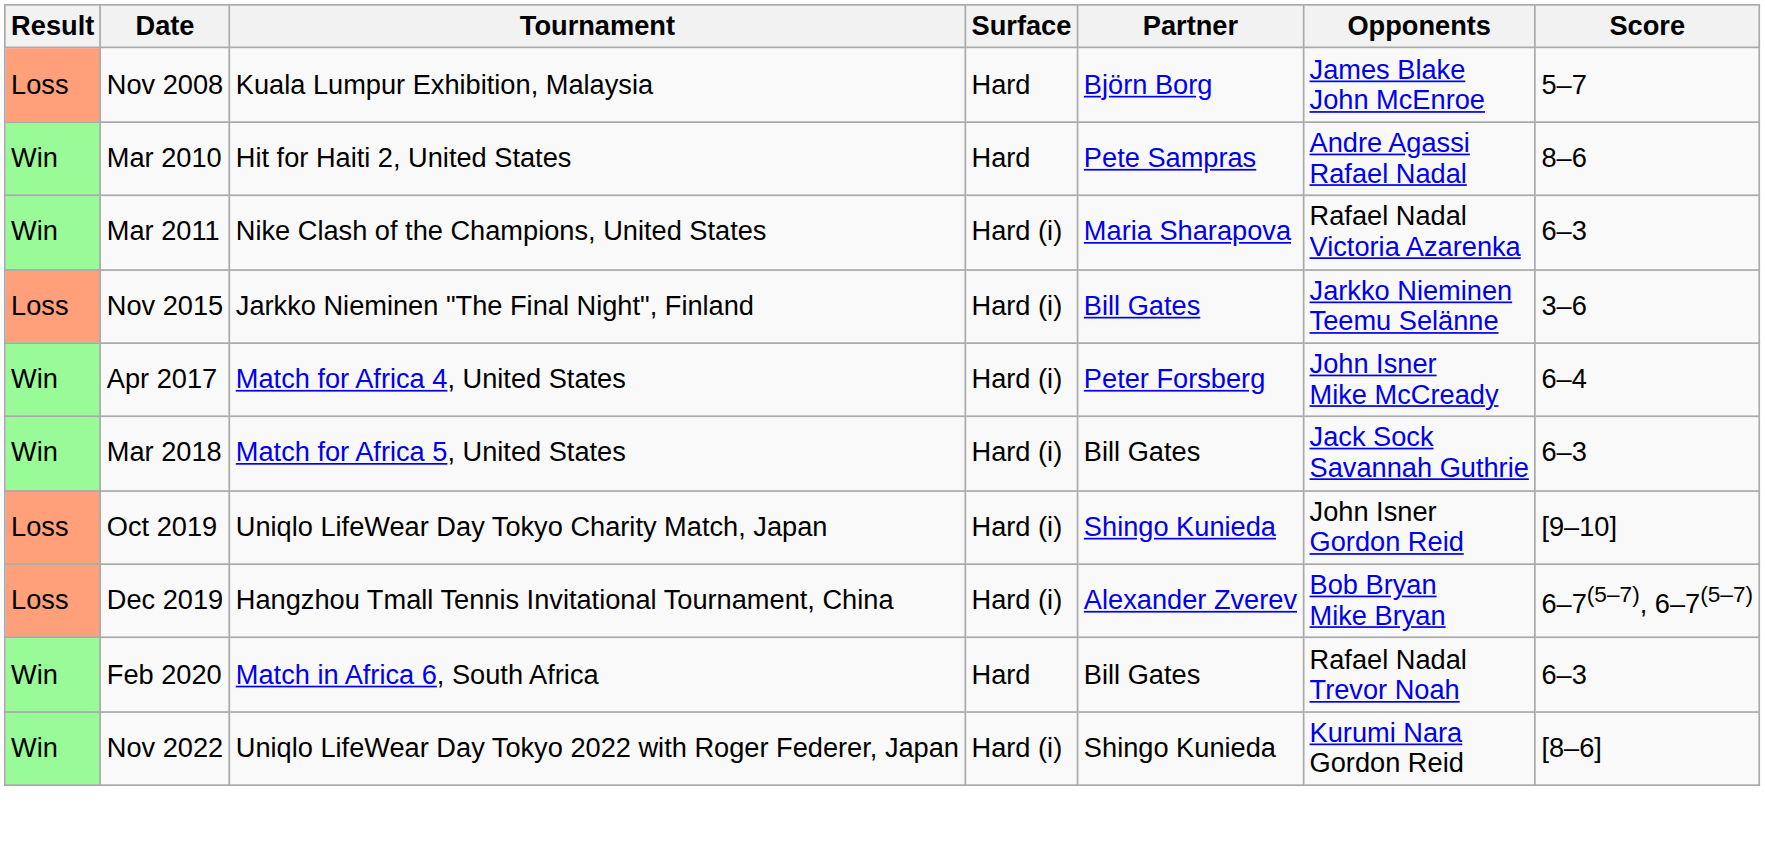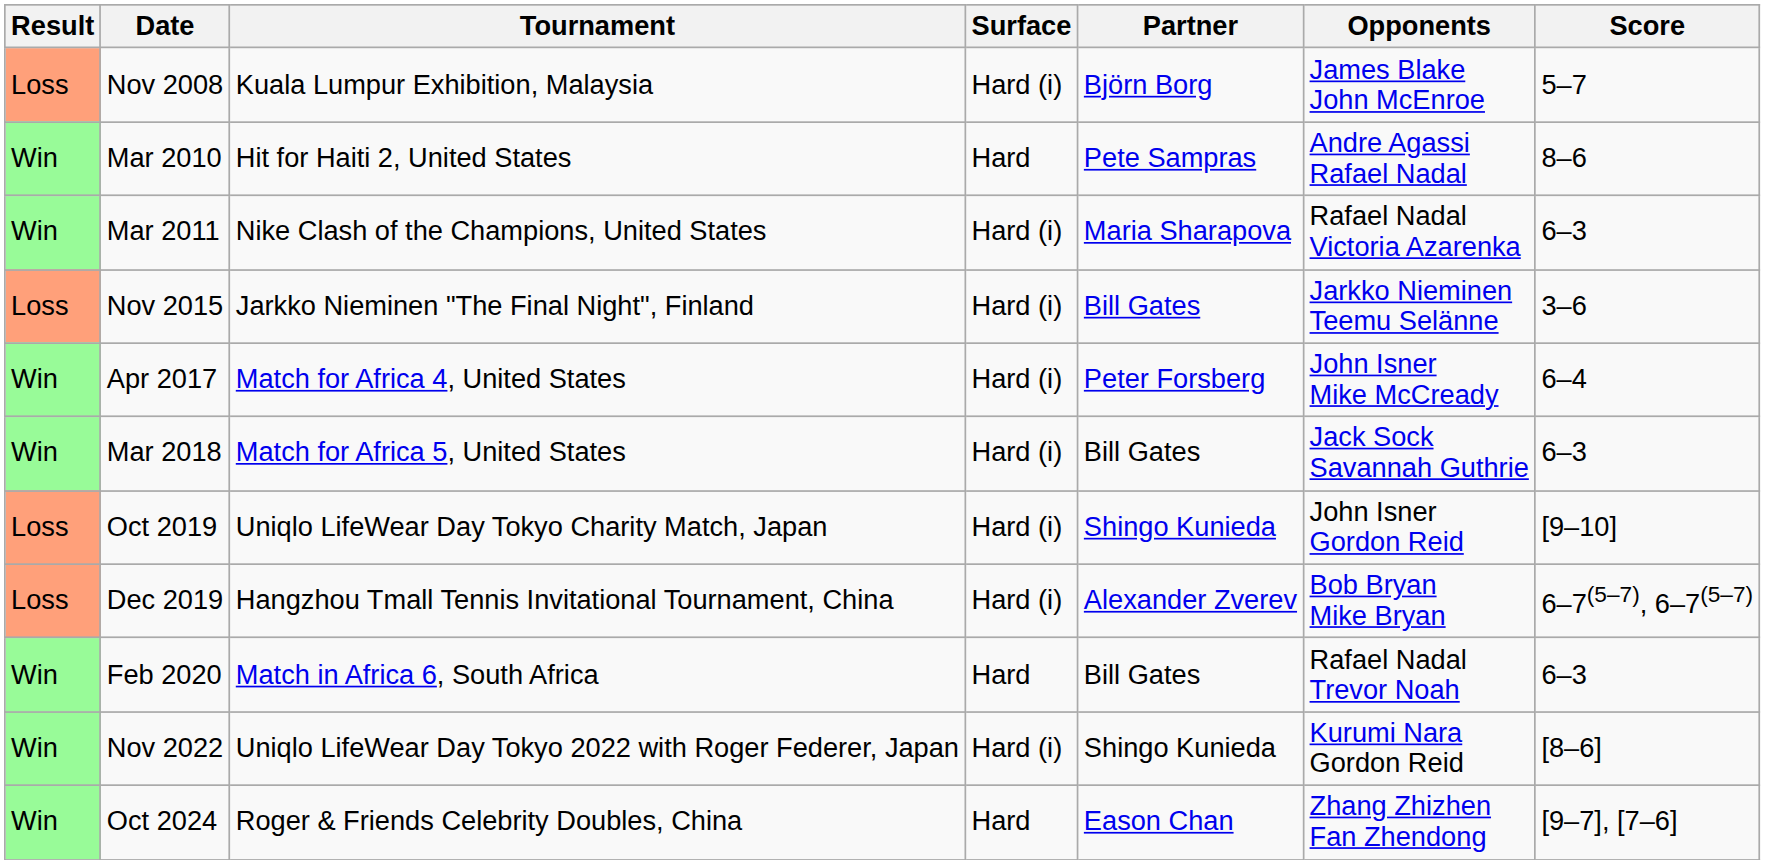(1001, 84) Hard -> (1017, 84) Hard (i)
+ row: (162, 821)
